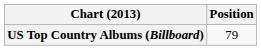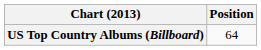(232, 34) 79 -> (232, 34) 64
